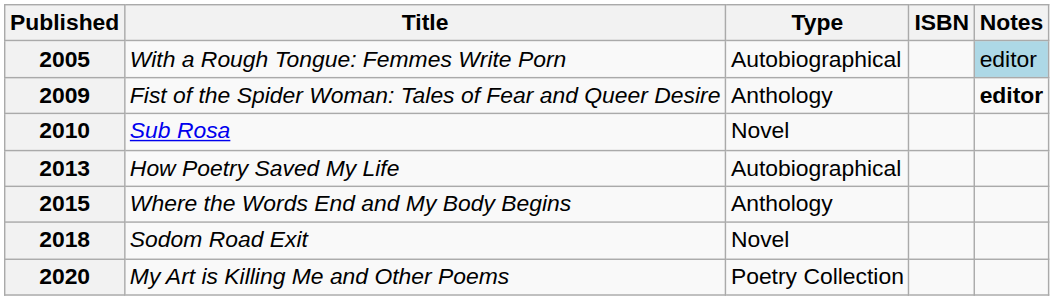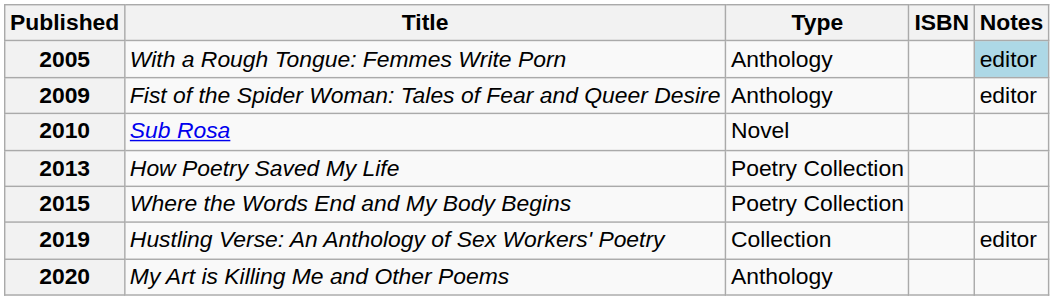(816, 58) Autobiographical -> (782, 58) Anthology
(1011, 95) bold -> (1008, 95) normal
(816, 167) Autobiographical -> (817, 167) Poetry Collection
(782, 204) Anthology -> (817, 204) Poetry Collection
- row: (65, 240)
+ row: (65, 240)
(817, 276) Poetry Collection -> (782, 276) Anthology
